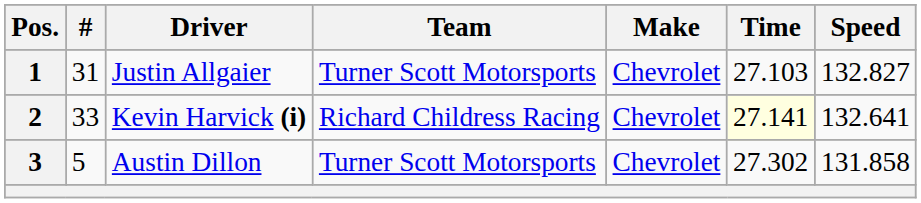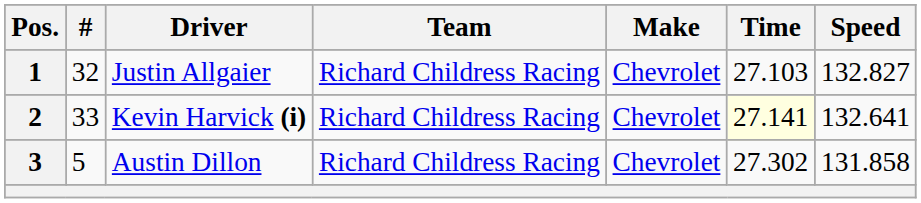(85, 72) 31 -> (85, 72) 32
(457, 72) Turner Scott Motorsports -> (459, 72) Richard Childress Racing
(457, 162) Turner Scott Motorsports -> (459, 162) Richard Childress Racing
